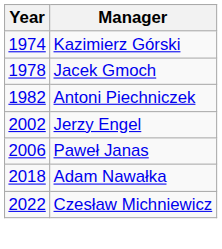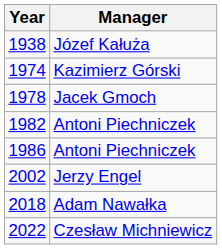+ row: (27, 44)
+ row: (27, 151)
- row: (27, 151)
